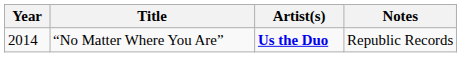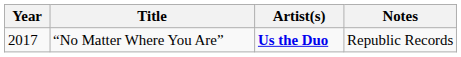(23, 39) 2014 -> (23, 39) 2017
